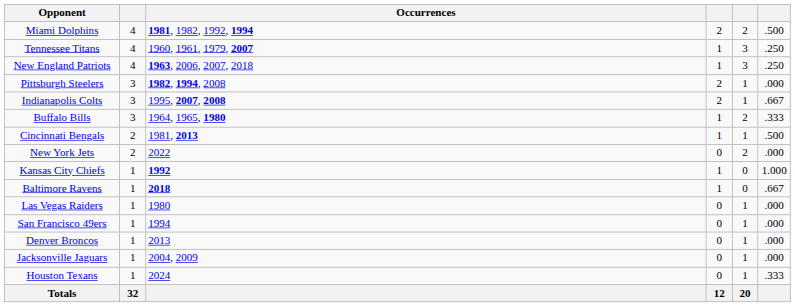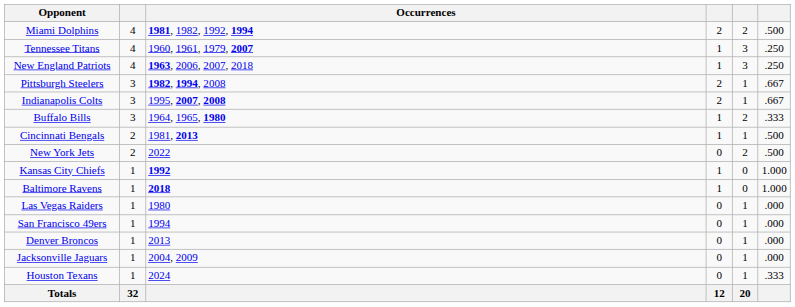(774, 83) .000 -> (774, 83) .667
(774, 153) .000 -> (774, 153) .500
(774, 188) .667 -> (774, 188) 1.000
